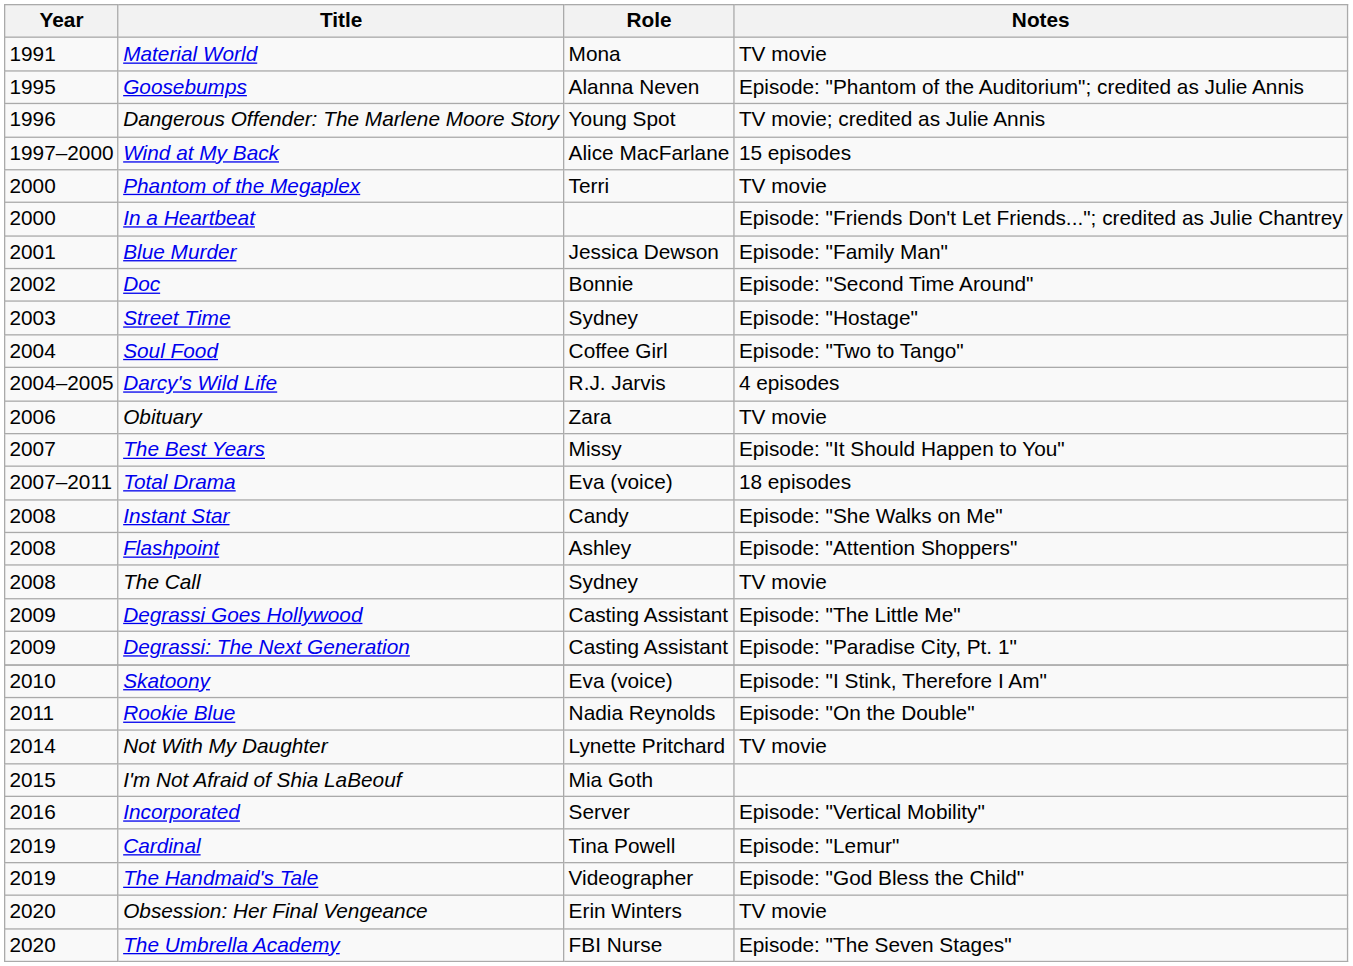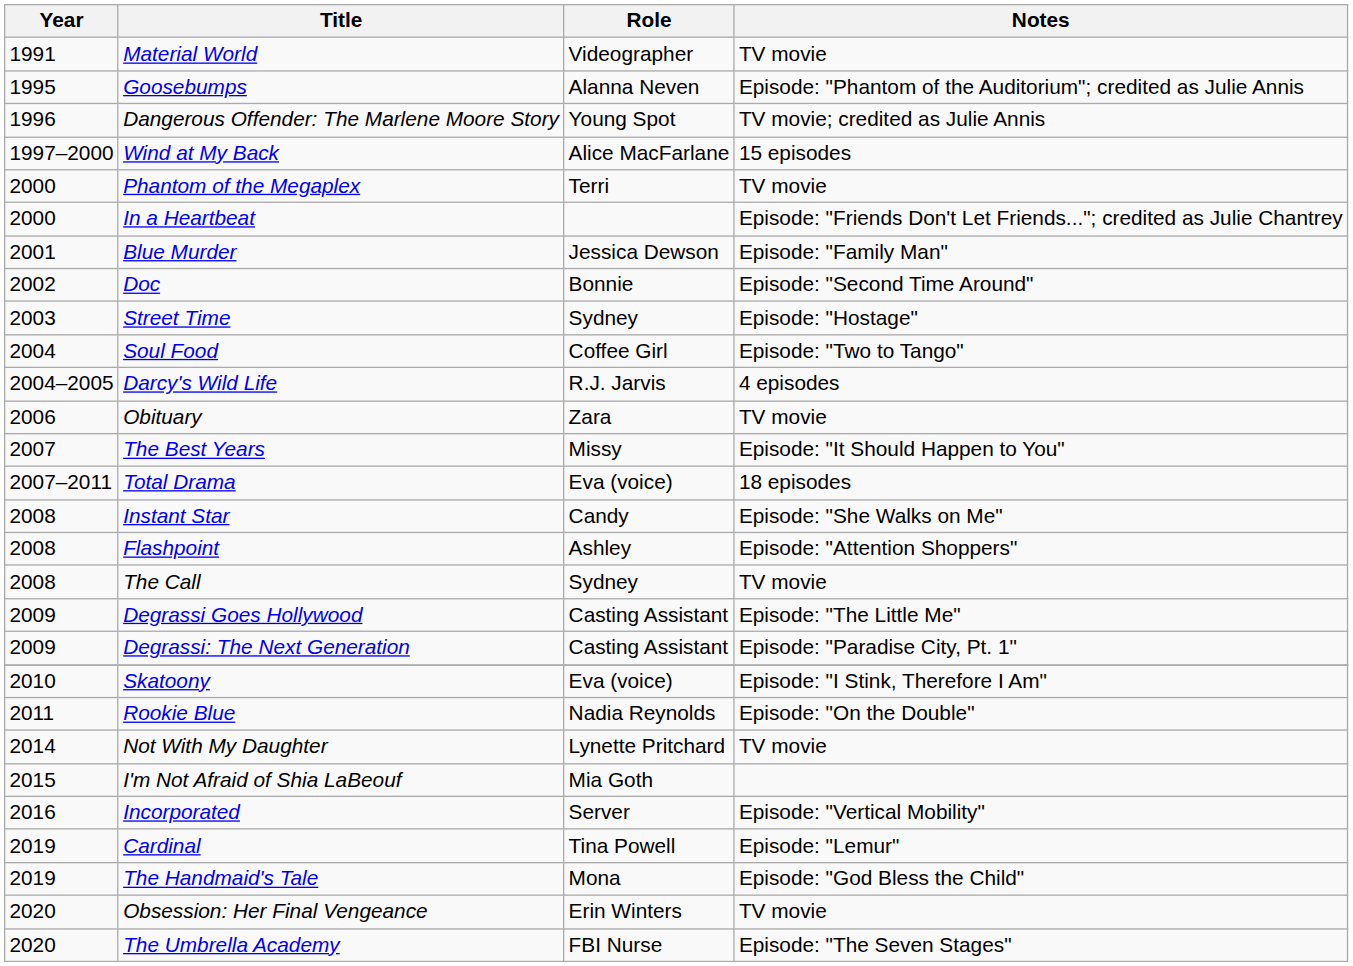(595, 53) Mona -> (631, 53) Videographer
(631, 878) Videographer -> (595, 878) Mona
